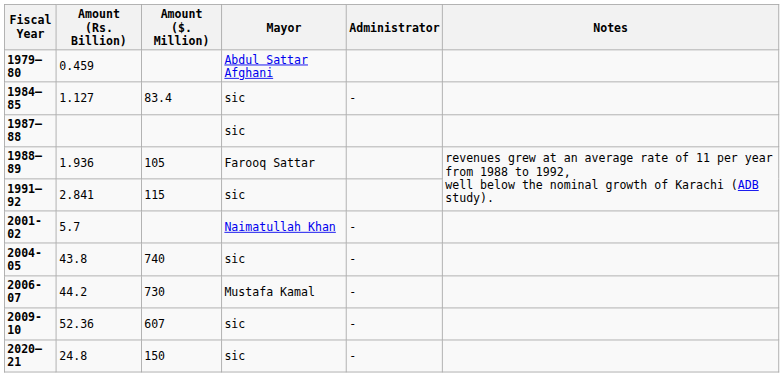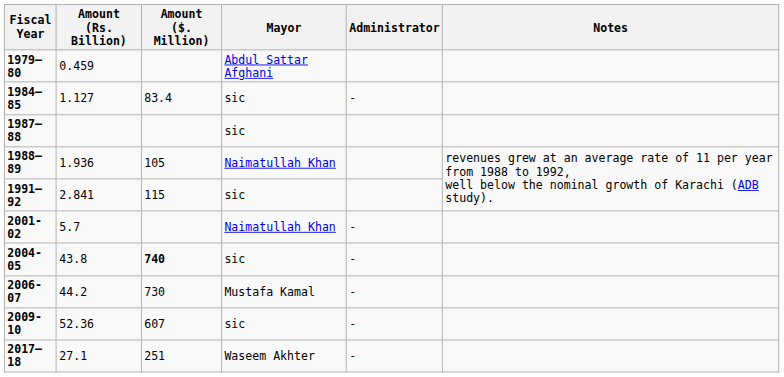(270, 163) Farooq Sattar -> (280, 163) Naimatullah Khan
(155, 259) normal -> (155, 259) bold
+ row: (25, 356)
- row: (25, 356)
